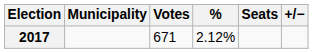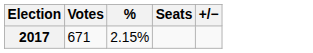- column: (107, 15)
(216, 37) 2.12% -> (130, 37) 2.15%
